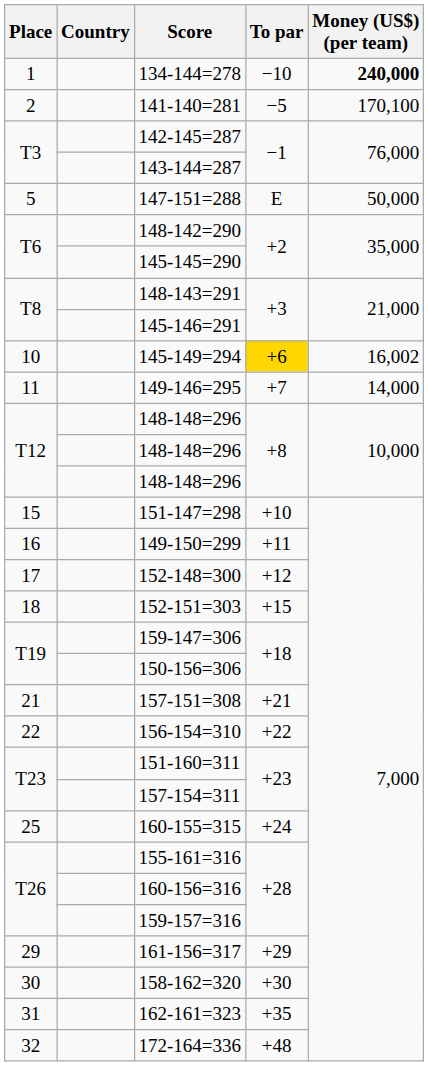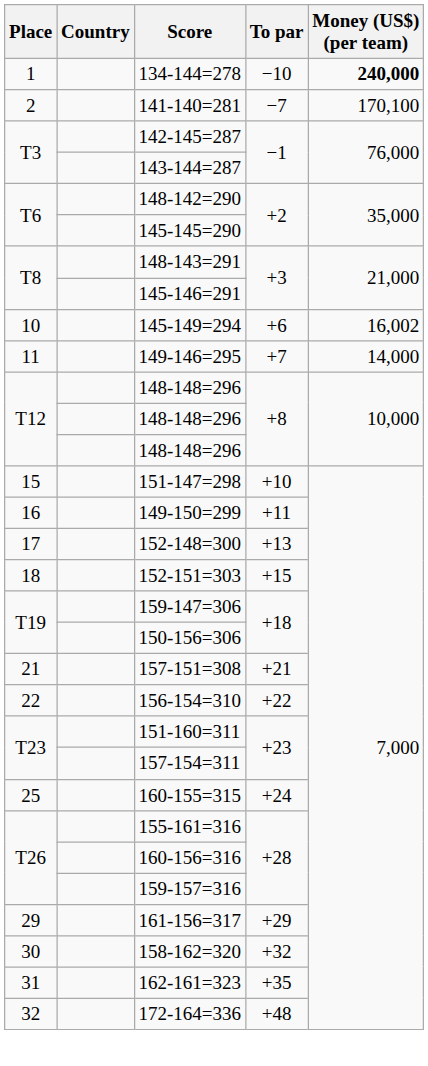(277, 105) −5 -> (277, 105) −7
- row: (31, 199)
(277, 356) gold background -> (277, 324) no background
(277, 575) +12 -> (277, 544) +13
(277, 982) +30 -> (277, 951) +32
